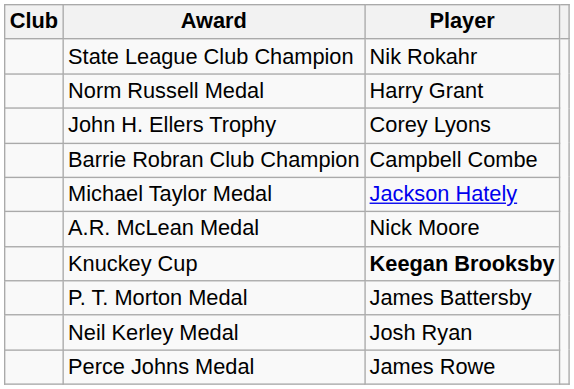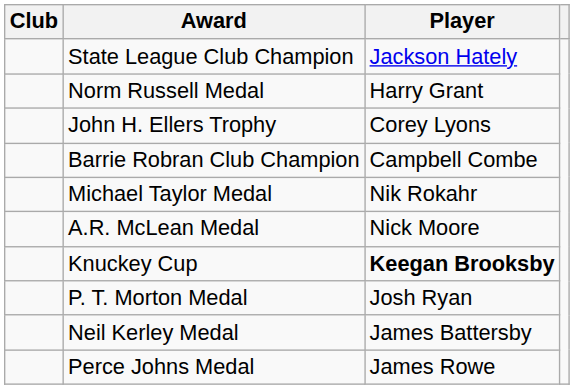(423, 56) Nik Rokahr -> (443, 56) Jackson Hately
(443, 194) Jackson Hately -> (423, 194) Nik Rokahr
(451, 297) James Battersby -> (421, 297) Josh Ryan
(421, 332) Josh Ryan -> (451, 332) James Battersby
